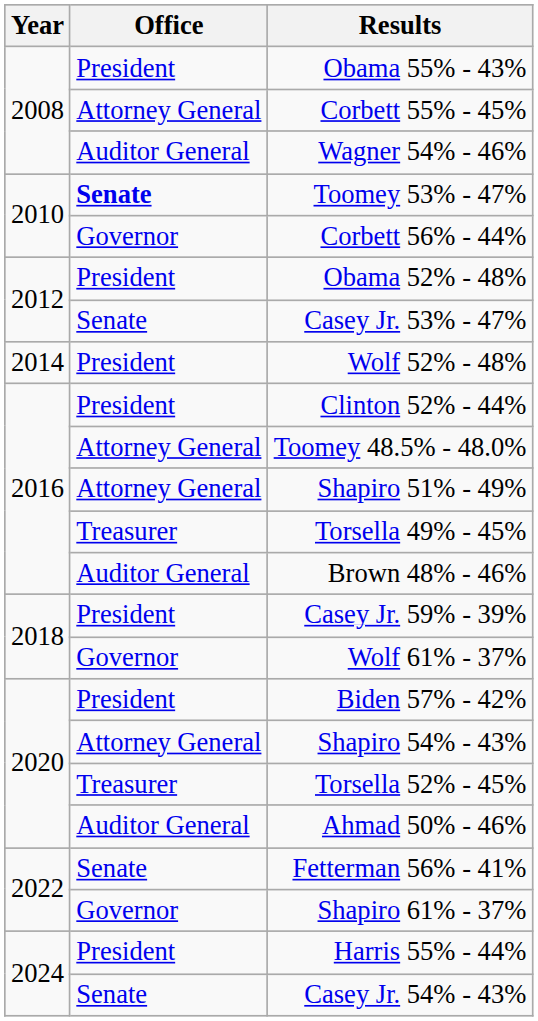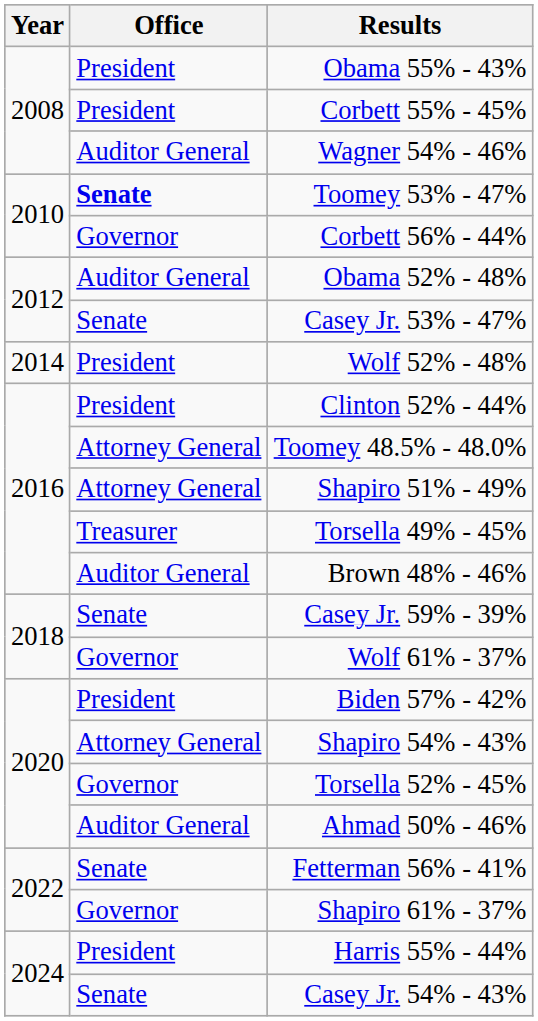(169, 109) Attorney General -> (126, 109) President
(126, 278) President -> (163, 278) Auditor General
(126, 615) President -> (112, 615) Senate
(127, 783) Treasurer -> (127, 783) Governor
